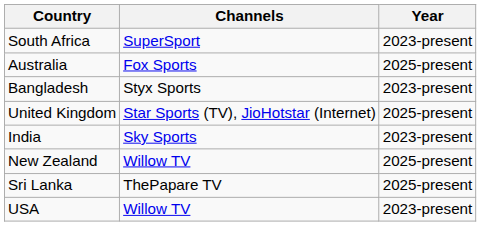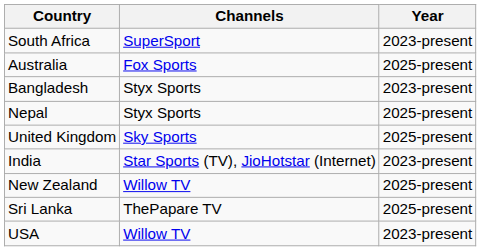+ row: (28, 112)
(249, 112) Star Sports (TV), JioHotstar (Internet) -> (160, 137) Sky Sports
(160, 137) Sky Sports -> (249, 161) Star Sports (TV), JioHotstar (Internet)
